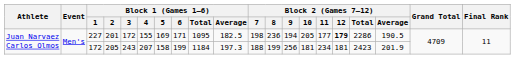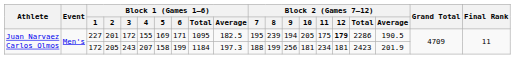(257, 35) 198 -> (257, 35) 195
(274, 35) 236 -> (274, 35) 239
(324, 35) 177 -> (324, 35) 175
